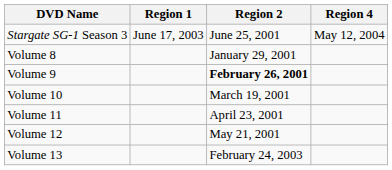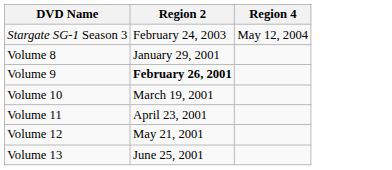- column: (168, 14)
(245, 34) June 25, 2001 -> (180, 34) February 24, 2003
(256, 154) February 24, 2003 -> (168, 154) June 25, 2001
